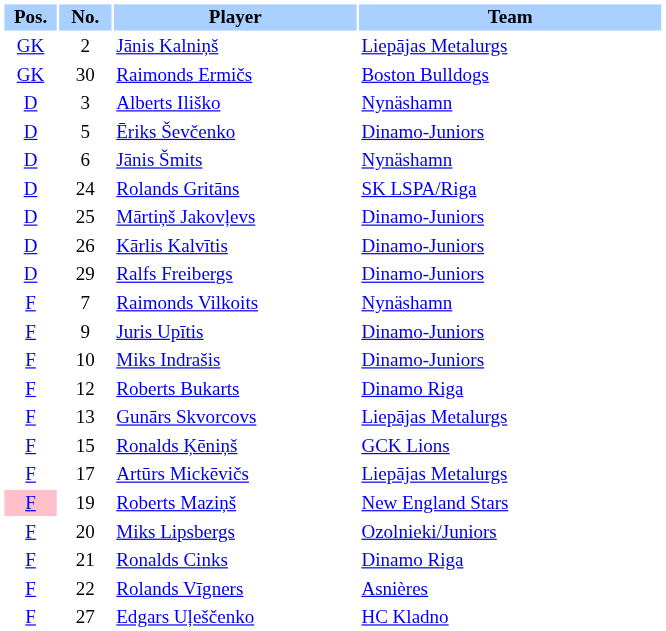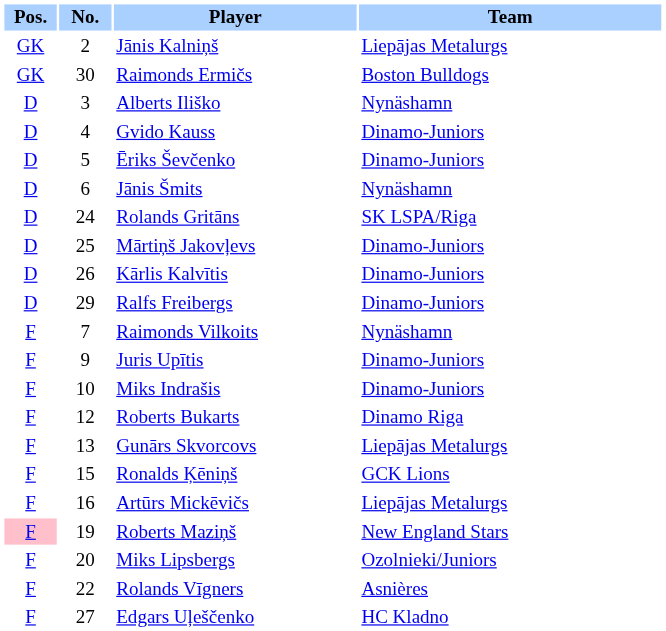+ row: (166, 131)
(85, 474) 17 -> (85, 502) 16
- row: (172, 560)
